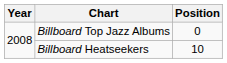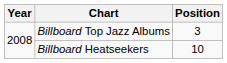(198, 31) 0 -> (198, 31) 3
